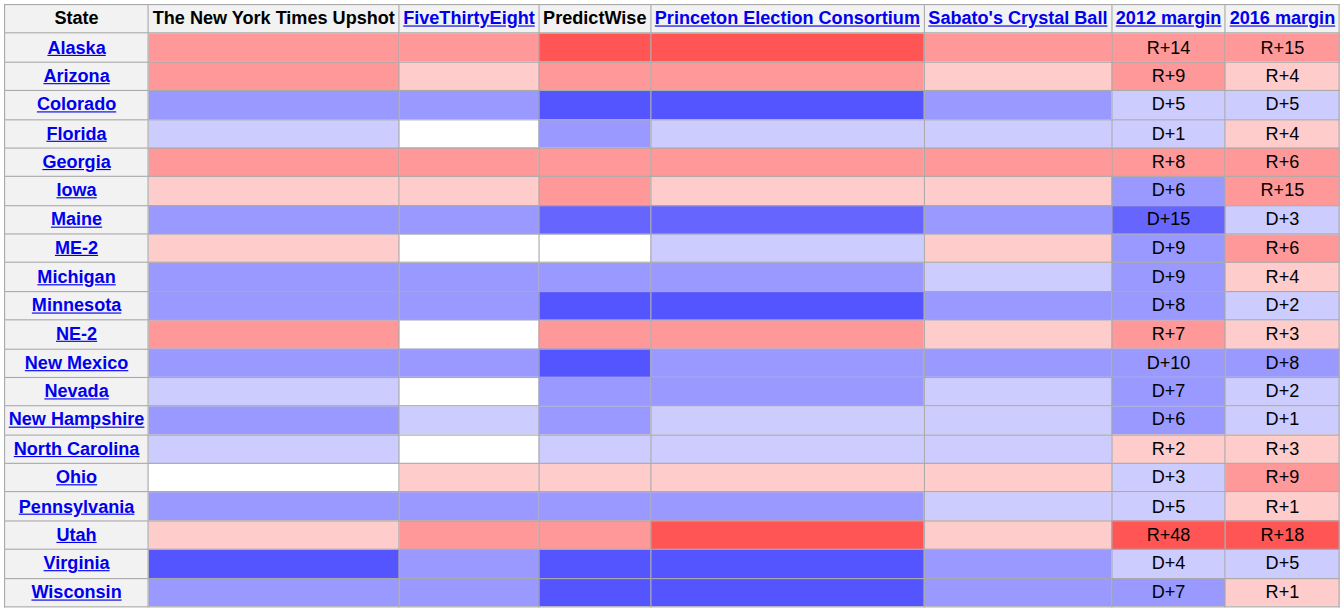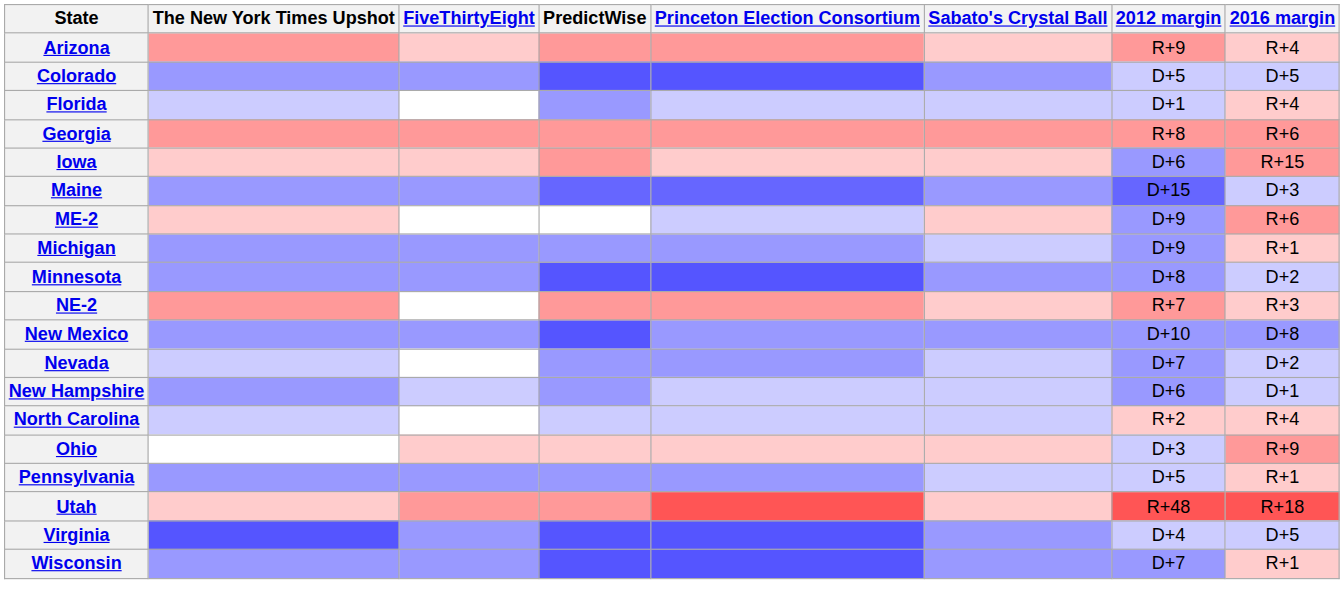- row: (77, 47)
(1282, 276) R+4 -> (1282, 248) R+1
(1282, 448) R+3 -> (1282, 420) R+4
